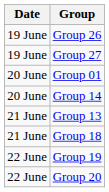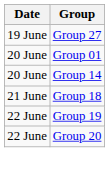- row: (77, 34)
- row: (77, 116)
